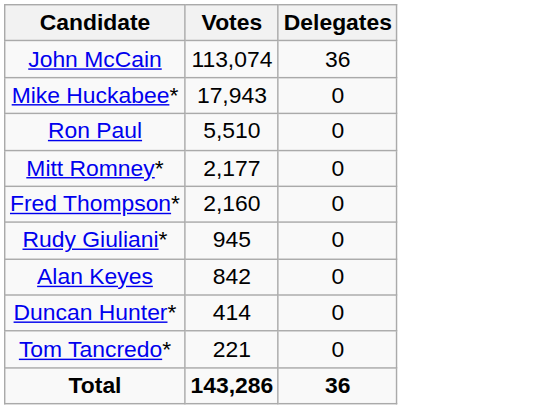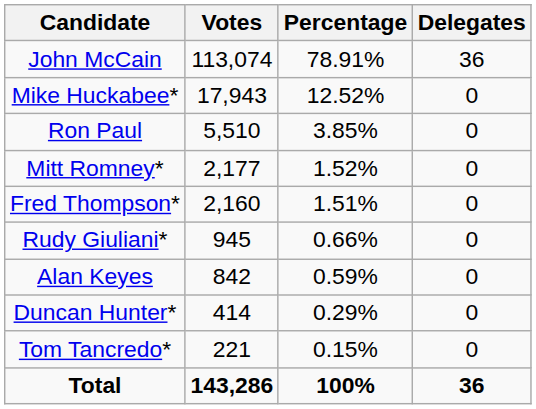+ column: (345, 22)
